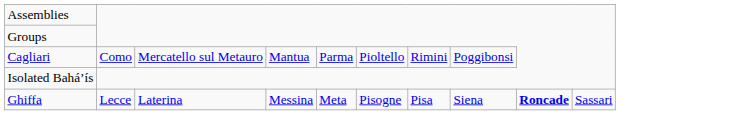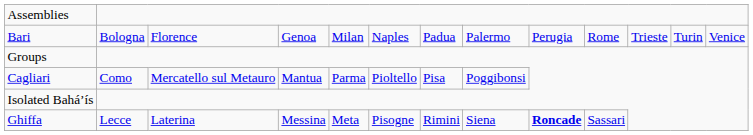+ row: (19, 36)
(429, 57) Rimini -> (434, 78) Pisa
(422, 99) Pisa -> (441, 120) Rimini
